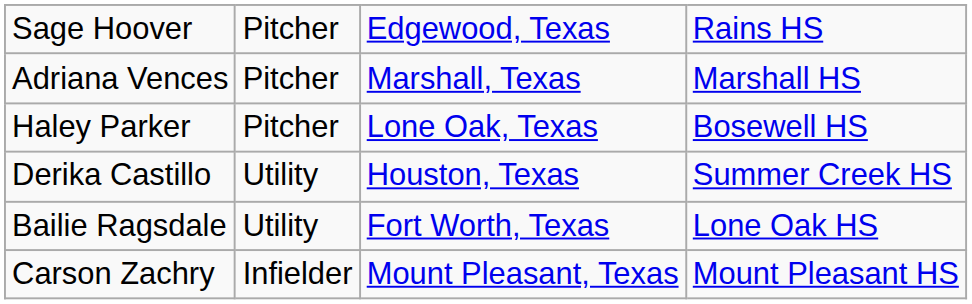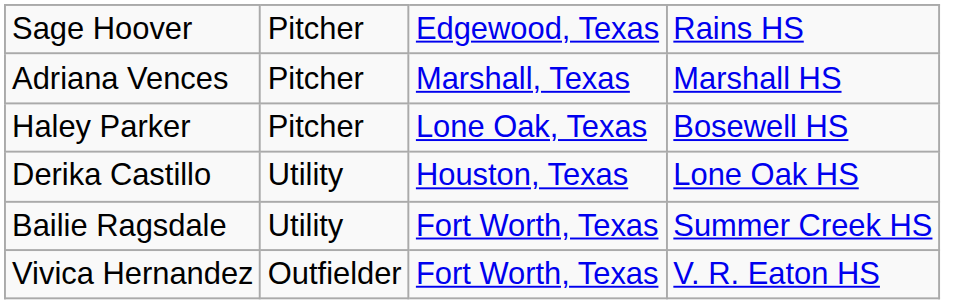(822, 175) Summer Creek HS -> (766, 175) Lone Oak HS
(785, 224) Lone Oak HS -> (803, 224) Summer Creek HS
+ row: (133, 273)
- row: (113, 273)
